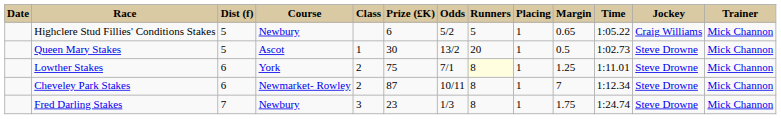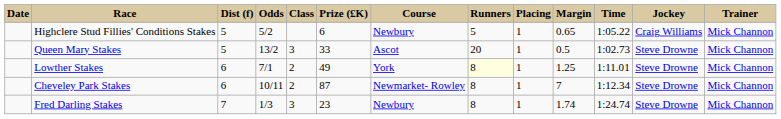columns swapped: (305, 13) <-> (453, 13)
(359, 49) 1 -> (292, 49) 3
(392, 49) 30 -> (325, 49) 33
(392, 67) 75 -> (325, 67) 49
(566, 104) 1.75 -> (566, 104) 1.74
